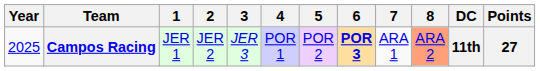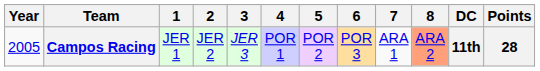(24, 46) 2025 -> (24, 46) 2005
(356, 46) bold -> (356, 46) normal
(509, 46) 27 -> (509, 46) 28
